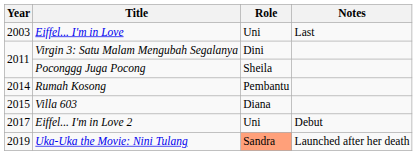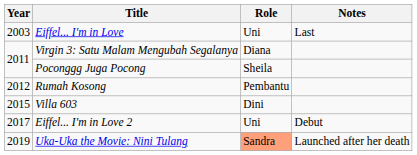(253, 50) Dini -> (257, 50) Diana
(19, 86) 2014 -> (19, 86) 2012
(257, 104) Diana -> (253, 104) Dini
